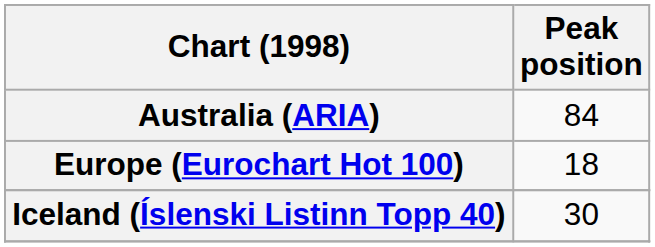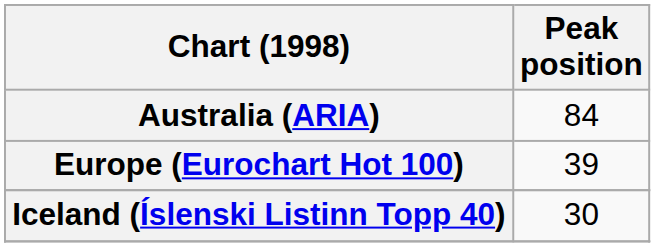(581, 164) 18 -> (581, 164) 39
